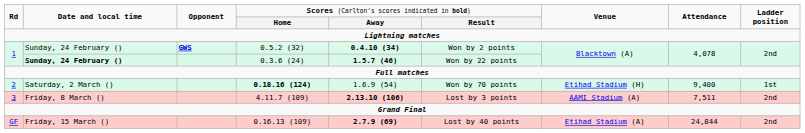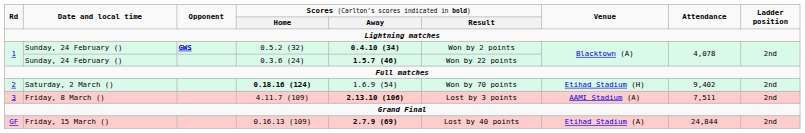(74, 60) bold -> (74, 60) normal
(704, 84) 9,400 -> (704, 84) 9,402
(770, 84) 1st -> (770, 84) 2nd
